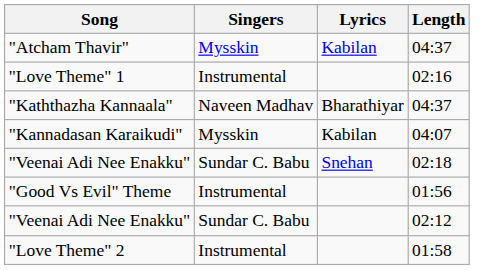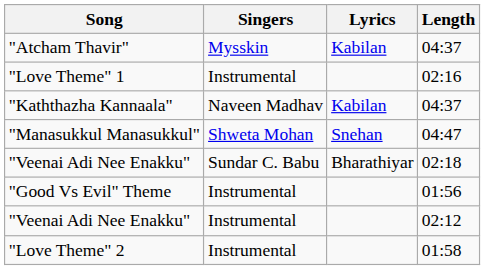(363, 105) Bharathiyar -> (359, 105) Kabilan
+ row: (104, 134)
- row: (96, 134)
(347, 163) Snehan -> (372, 163) Bharathiyar
(254, 220) Sundar C. Babu -> (252, 220) Instrumental
